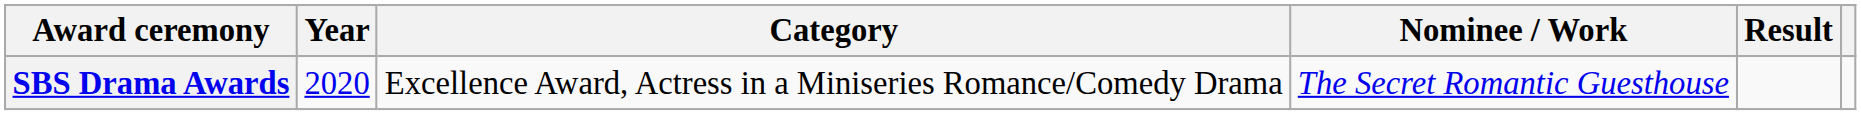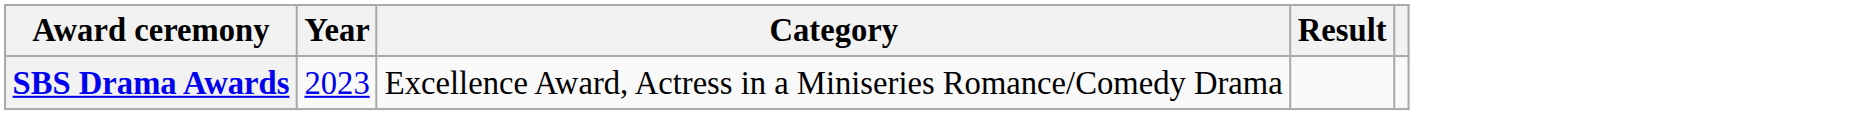- column: (1513, 30)
(337, 82) 2020 -> (337, 82) 2023
